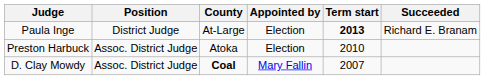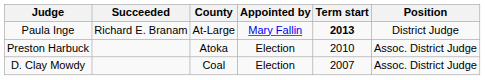columns swapped: (146, 13) <-> (430, 13)
(285, 30) Election -> (275, 30) Mary Fallin
(224, 65) bold -> (214, 65) normal
(285, 65) Mary Fallin -> (275, 65) Election
